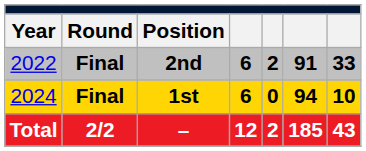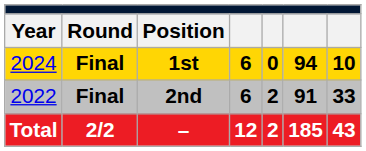rows swapped: (184, 63) <-> (184, 96)
